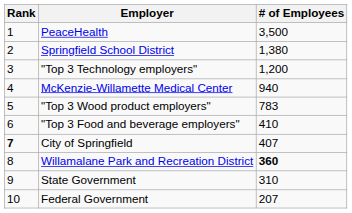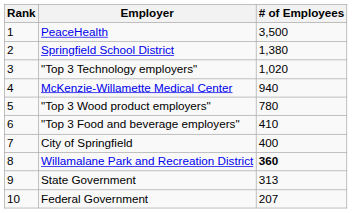(273, 69) 1,200 -> (273, 69) 1,020
(268, 106) 783 -> (268, 106) 780
(10, 143) bold -> (10, 143) normal
(268, 143) 407 -> (268, 143) 400
(268, 180) 310 -> (268, 180) 313
